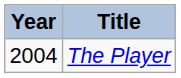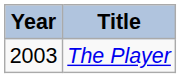(34, 56) 2004 -> (34, 56) 2003
